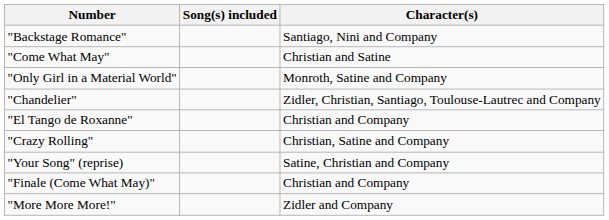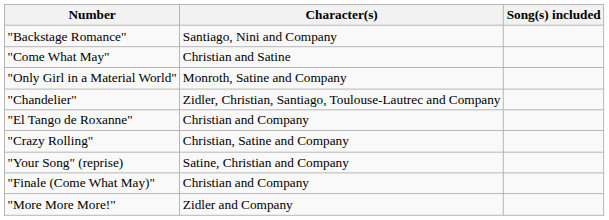columns swapped: (230, 15) <-> (442, 15)
